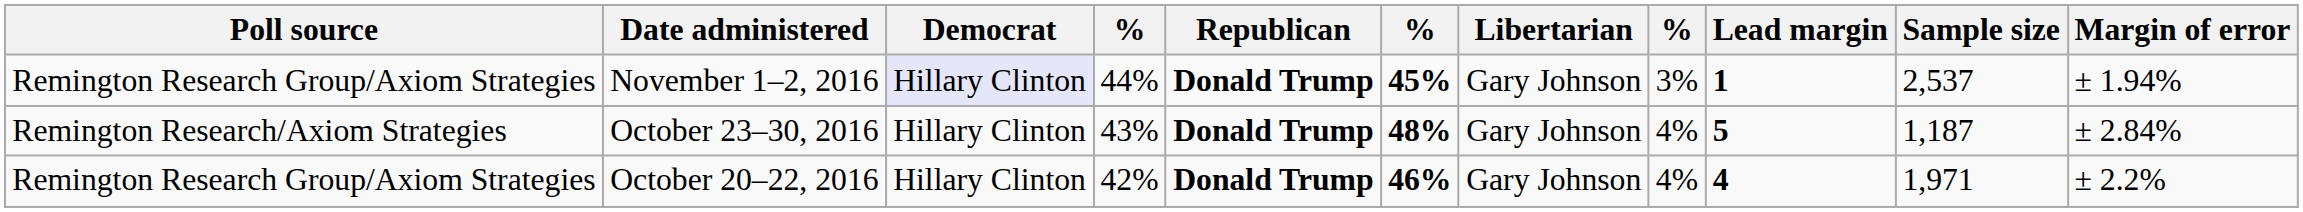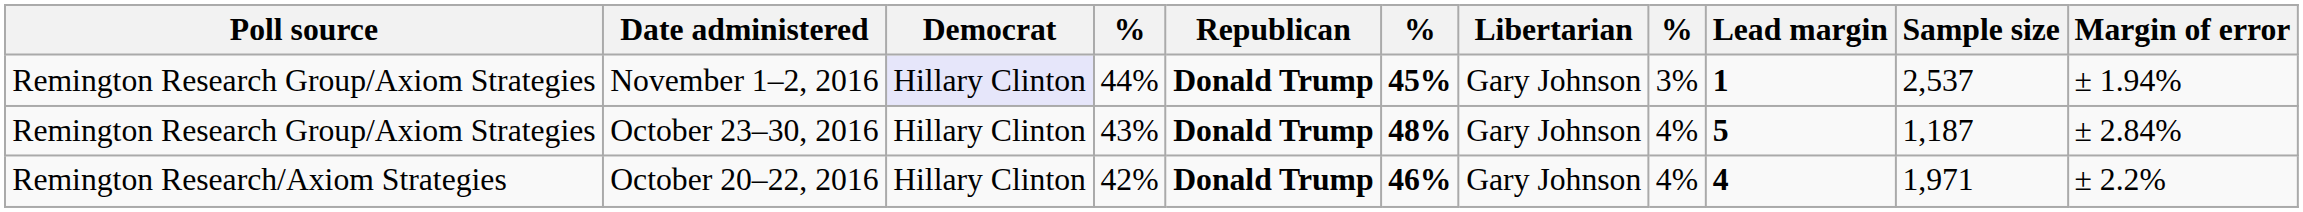(260, 130) Remington Research/Axiom Strategies -> (304, 130) Remington Research Group/Axiom Strategies
(304, 180) Remington Research Group/Axiom Strategies -> (260, 180) Remington Research/Axiom Strategies
